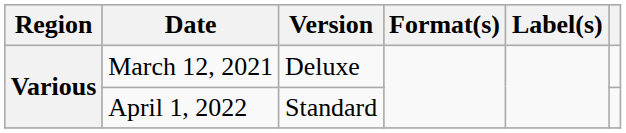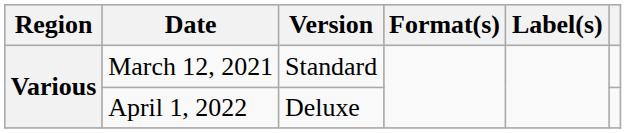(322, 66) Deluxe -> (331, 66) Standard
(331, 107) Standard -> (322, 107) Deluxe
